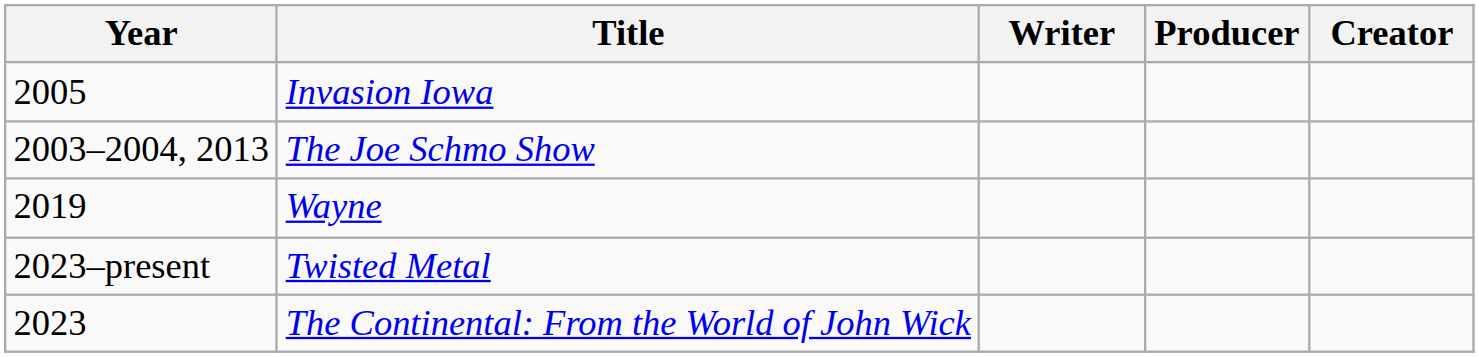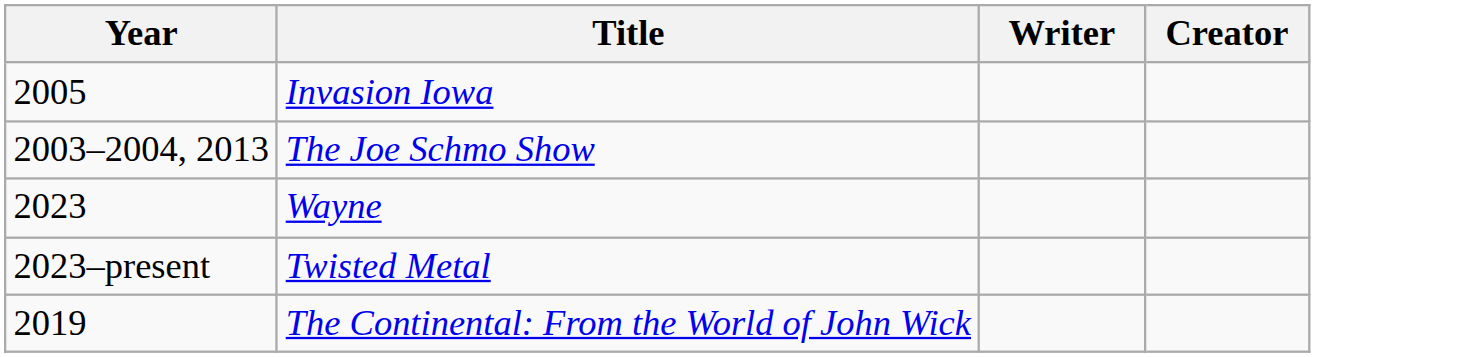- column: (1227, 33)
(50, 206) 2019 -> (50, 206) 2023
(50, 322) 2023 -> (50, 322) 2019
